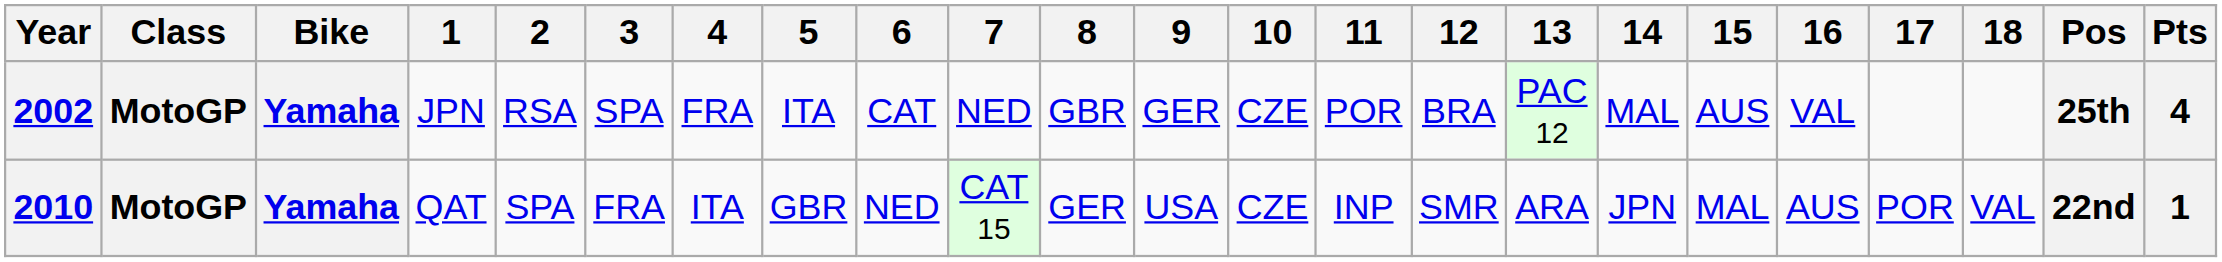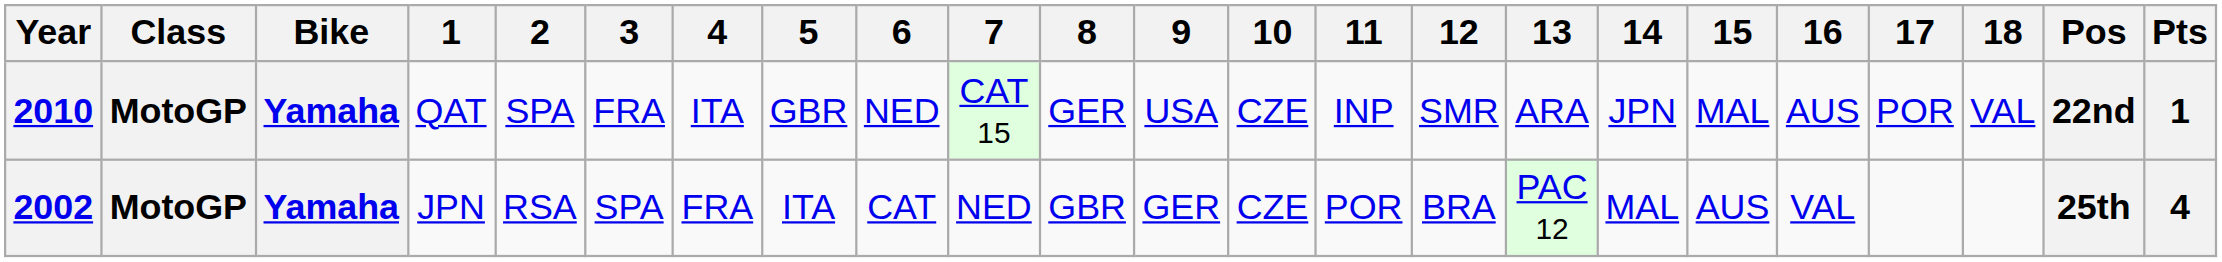rows swapped: (53, 109) <-> (53, 207)
